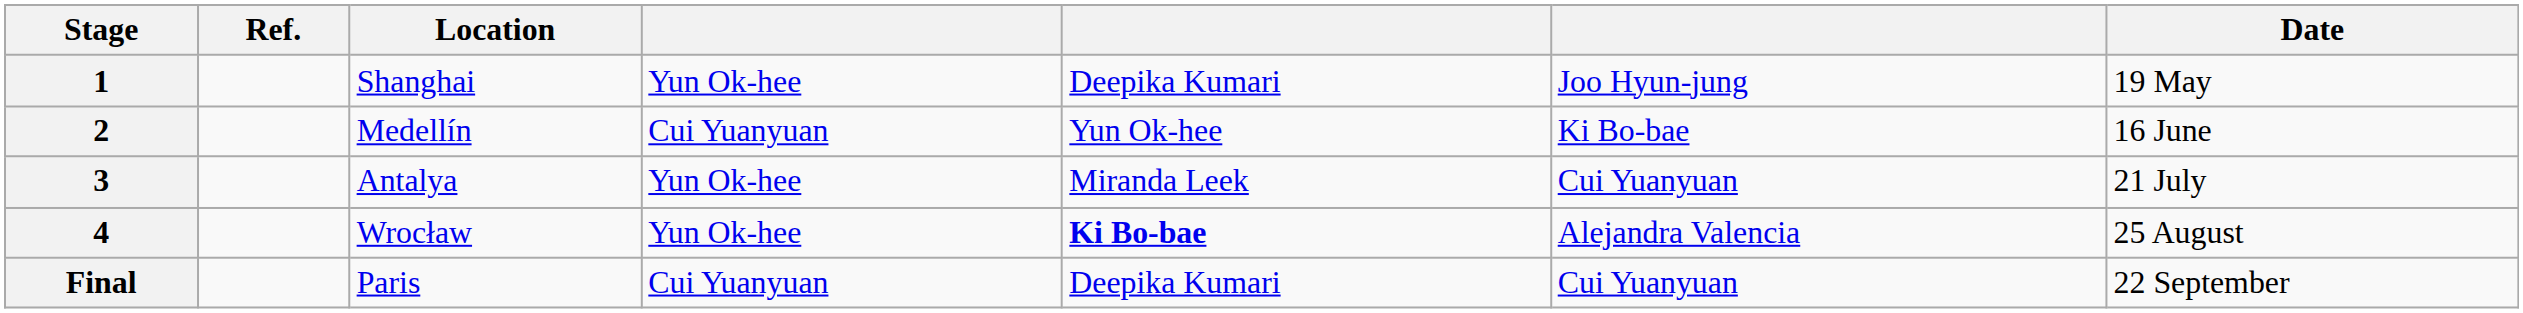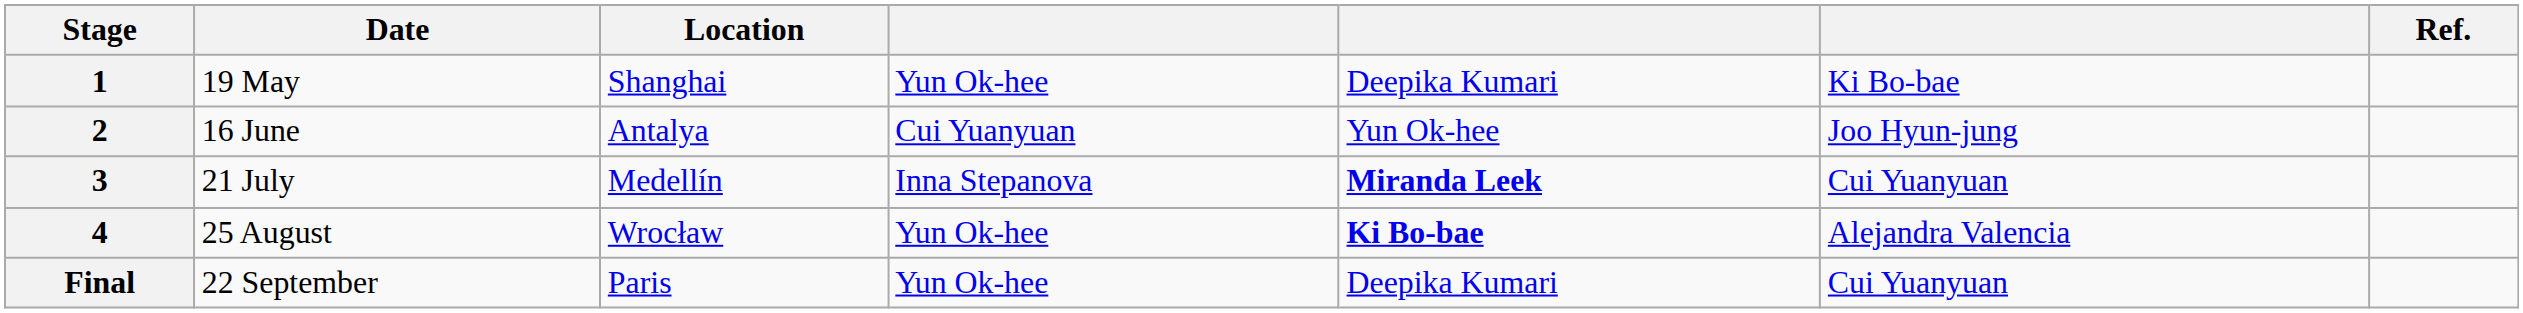columns swapped: (2312, 29) <-> (273, 29)
(1653, 80) Joo Hyun-jung -> (1894, 80) Ki Bo-bae
(414, 130) Medellín -> (658, 130) Antalya
(1624, 130) Ki Bo-bae -> (1923, 130) Joo Hyun-jung
(407, 181) Antalya -> (665, 181) Medellín
(725, 181) Yun Ok-hee -> (994, 181) Inna Stepanova
(1159, 181) normal -> (1444, 181) bold
(738, 282) Cui Yuanyuan -> (972, 282) Yun Ok-hee
